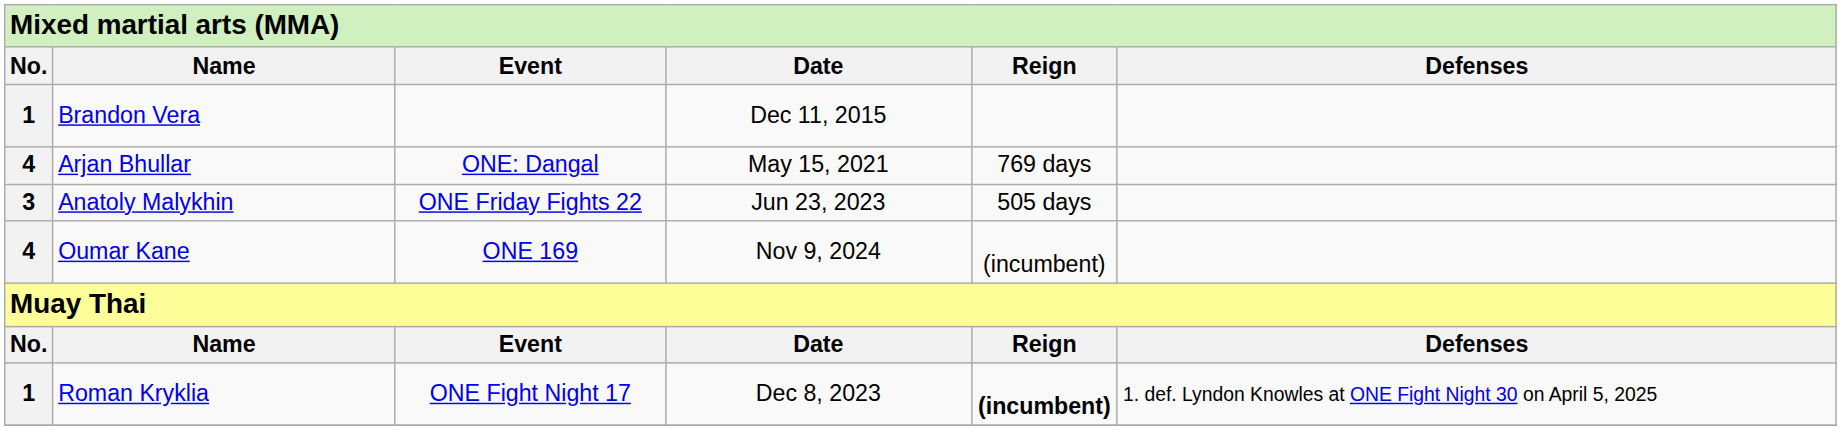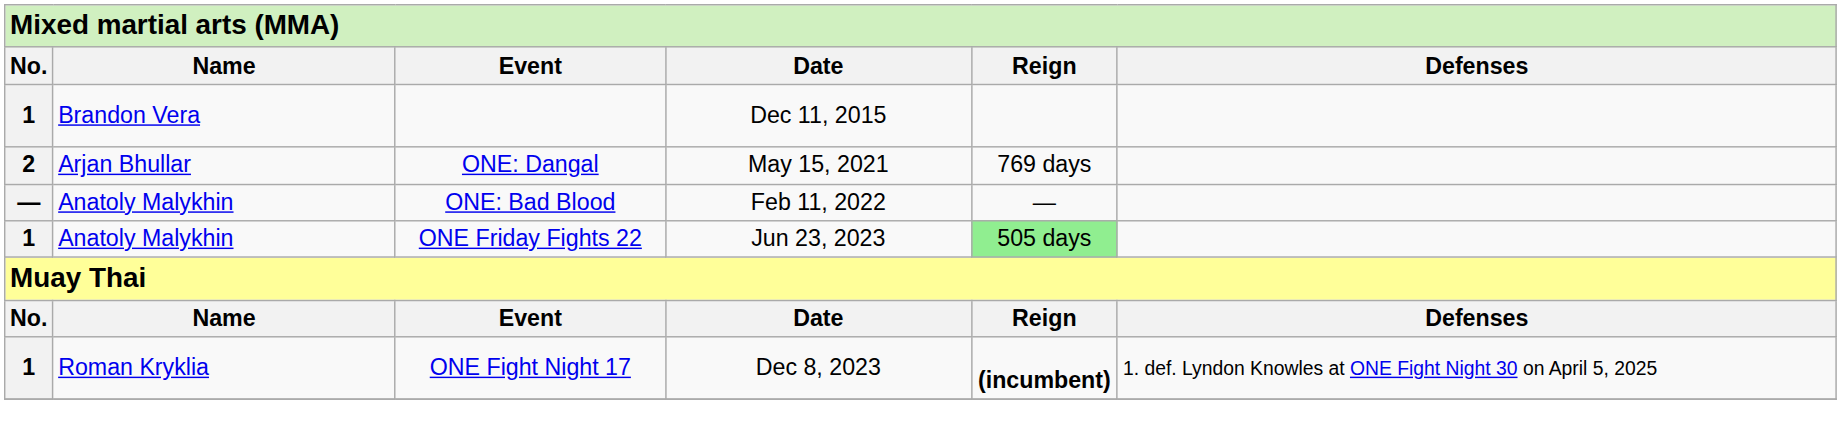(29, 165) 4 -> (29, 165) 2
+ row: (530, 201)
(29, 201) 3 -> (29, 238) 1
(1044, 201) no background -> (1044, 238) lightgreen background
- row: (530, 251)
